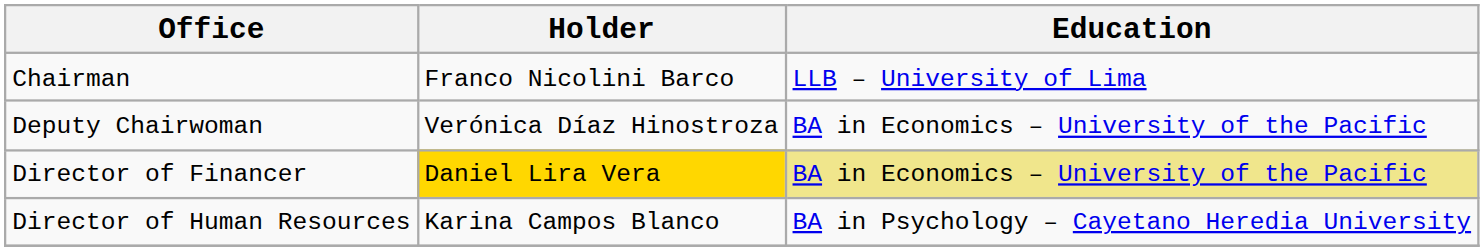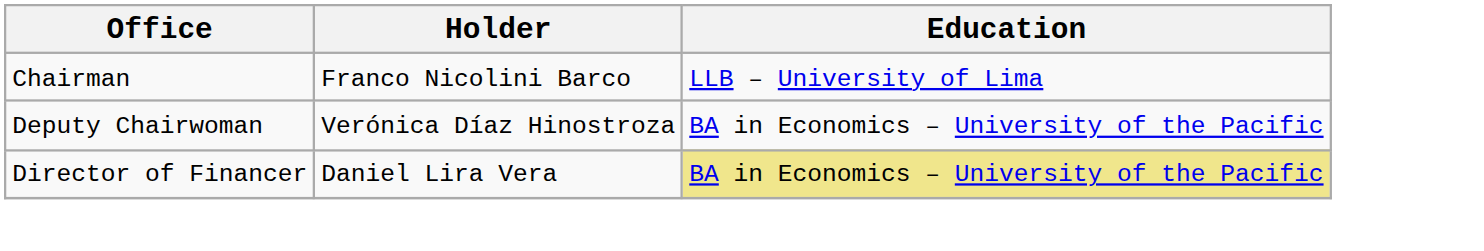(542, 175) gold background -> (439, 175) no background
- row: (211, 223)
